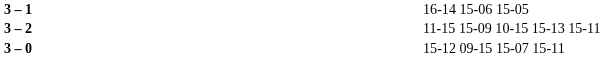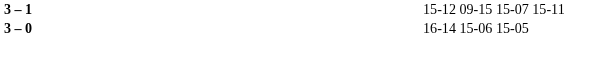(476, 9) 16-14 15-06 15-05 -> (494, 9) 15-12 09-15 15-07 15-11
- row: (18, 28)
(494, 48) 15-12 09-15 15-07 15-11 -> (476, 28) 16-14 15-06 15-05
